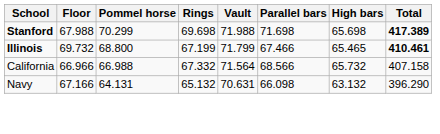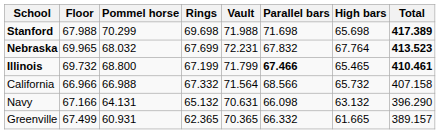+ row: (32, 48)
(277, 48) normal -> (280, 66) bold
+ row: (32, 119)
